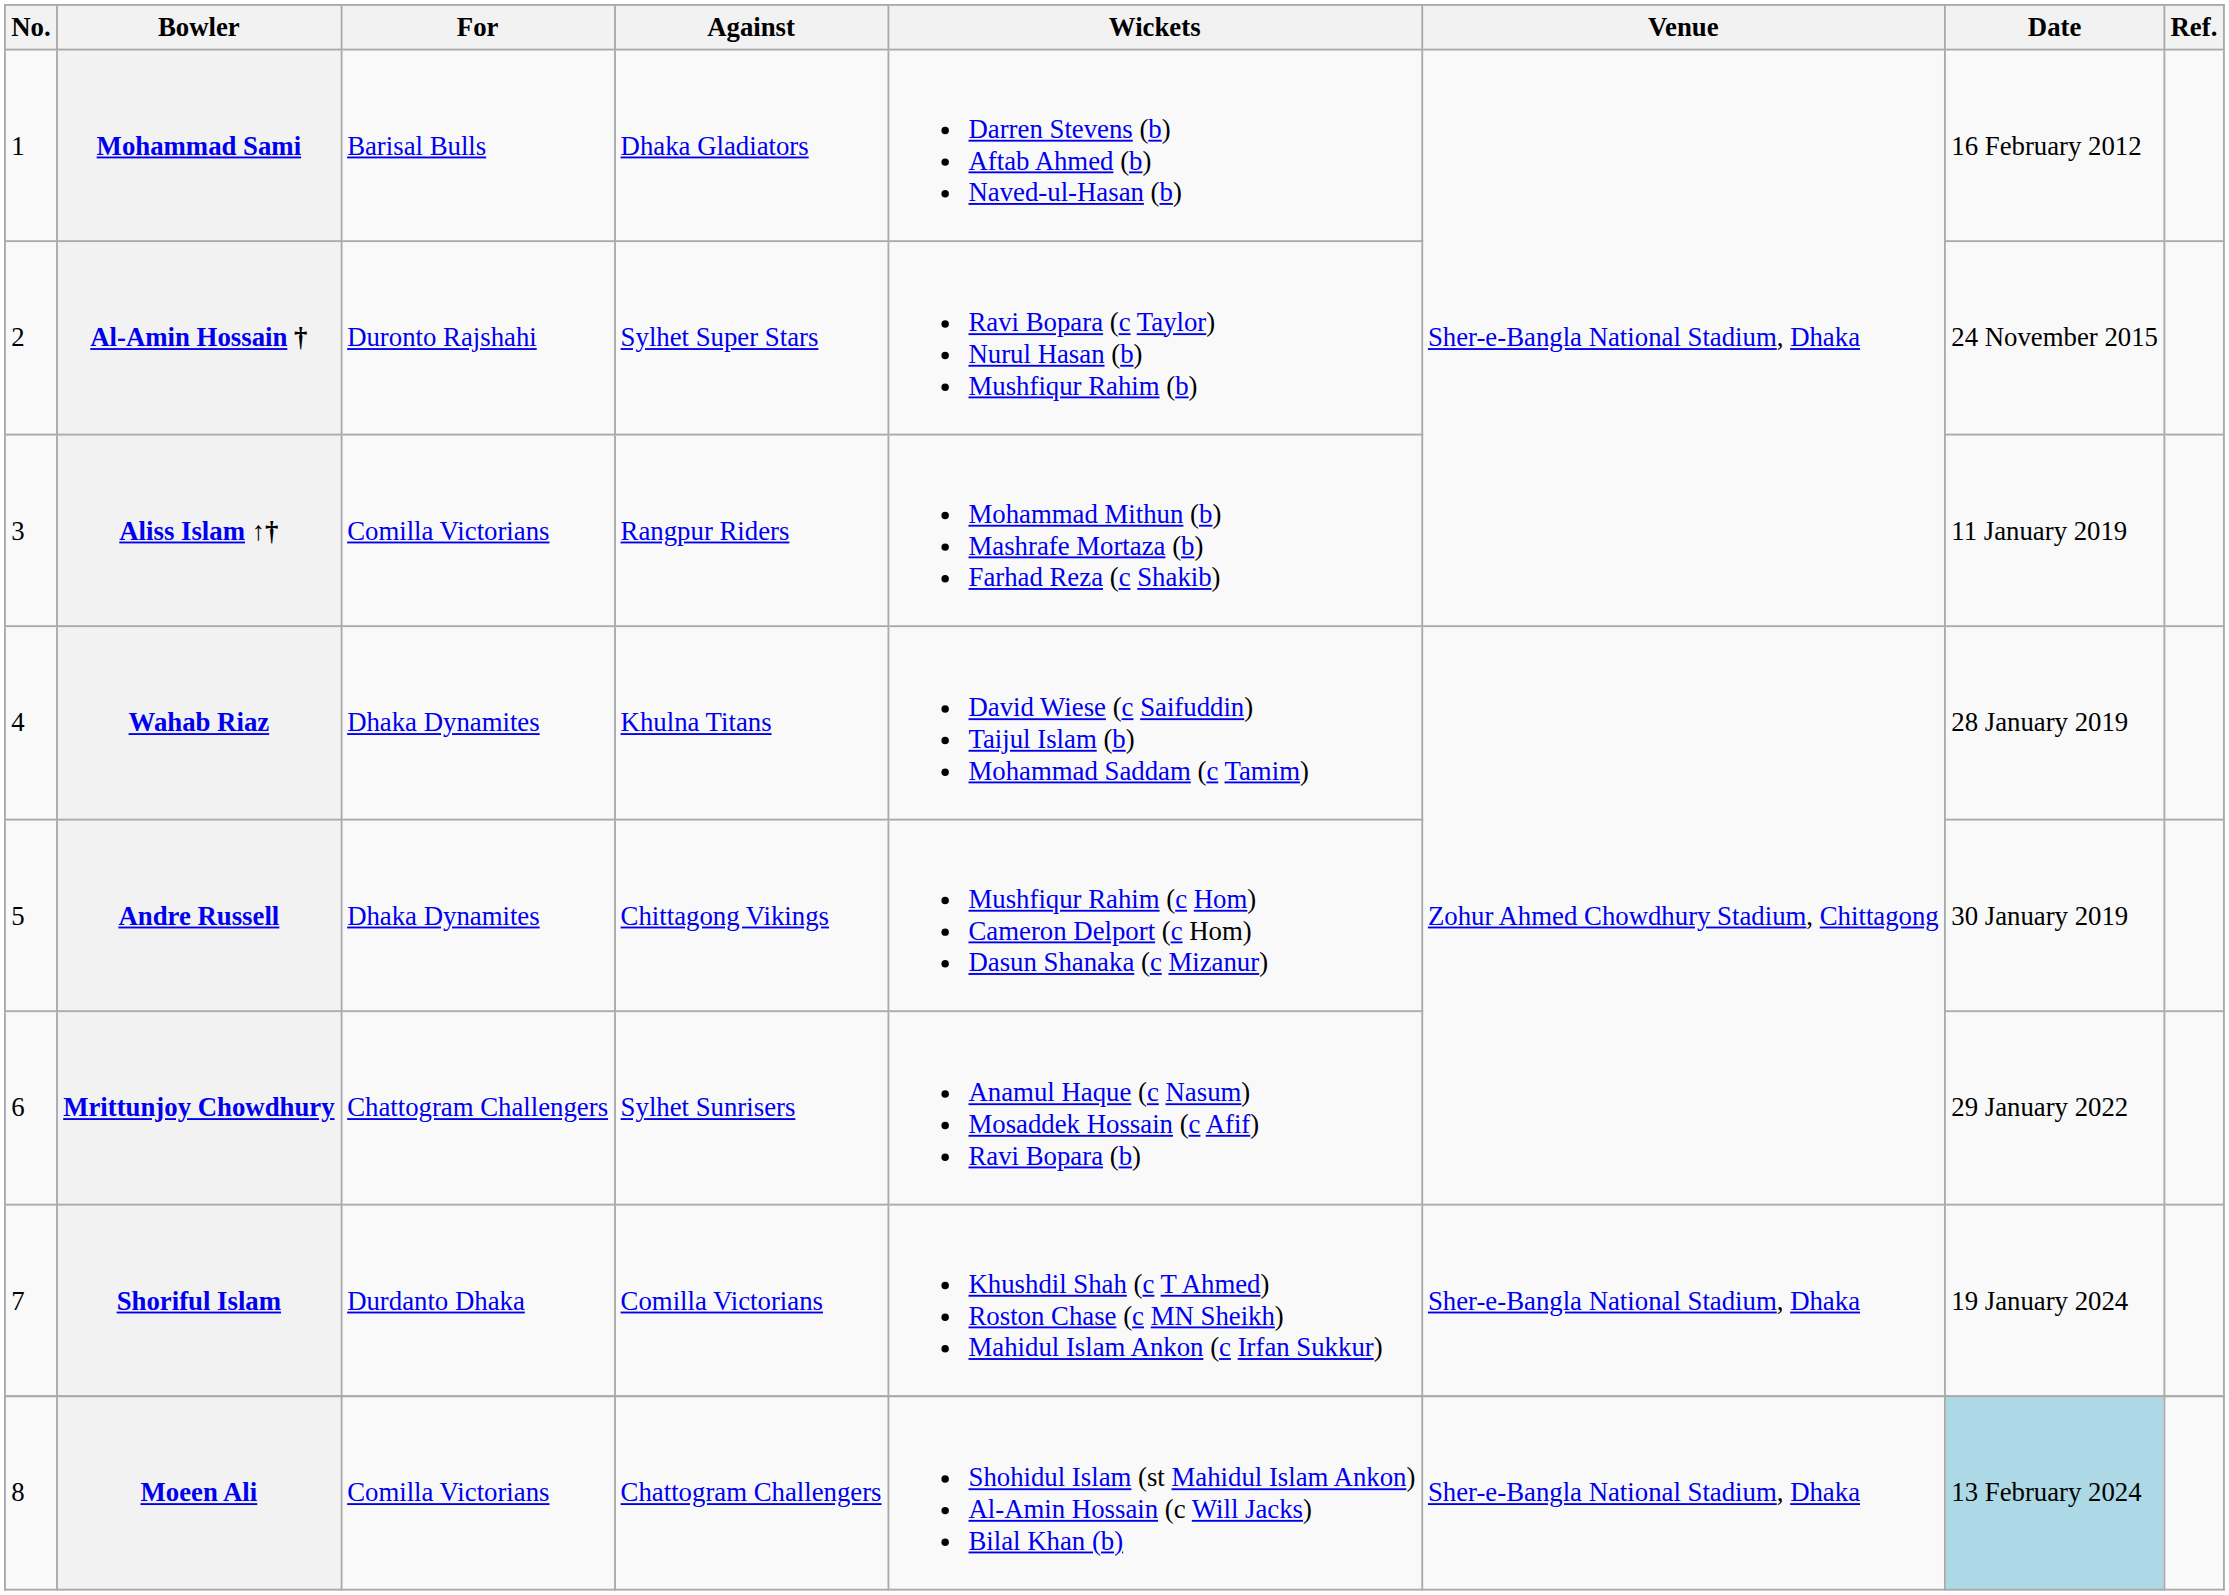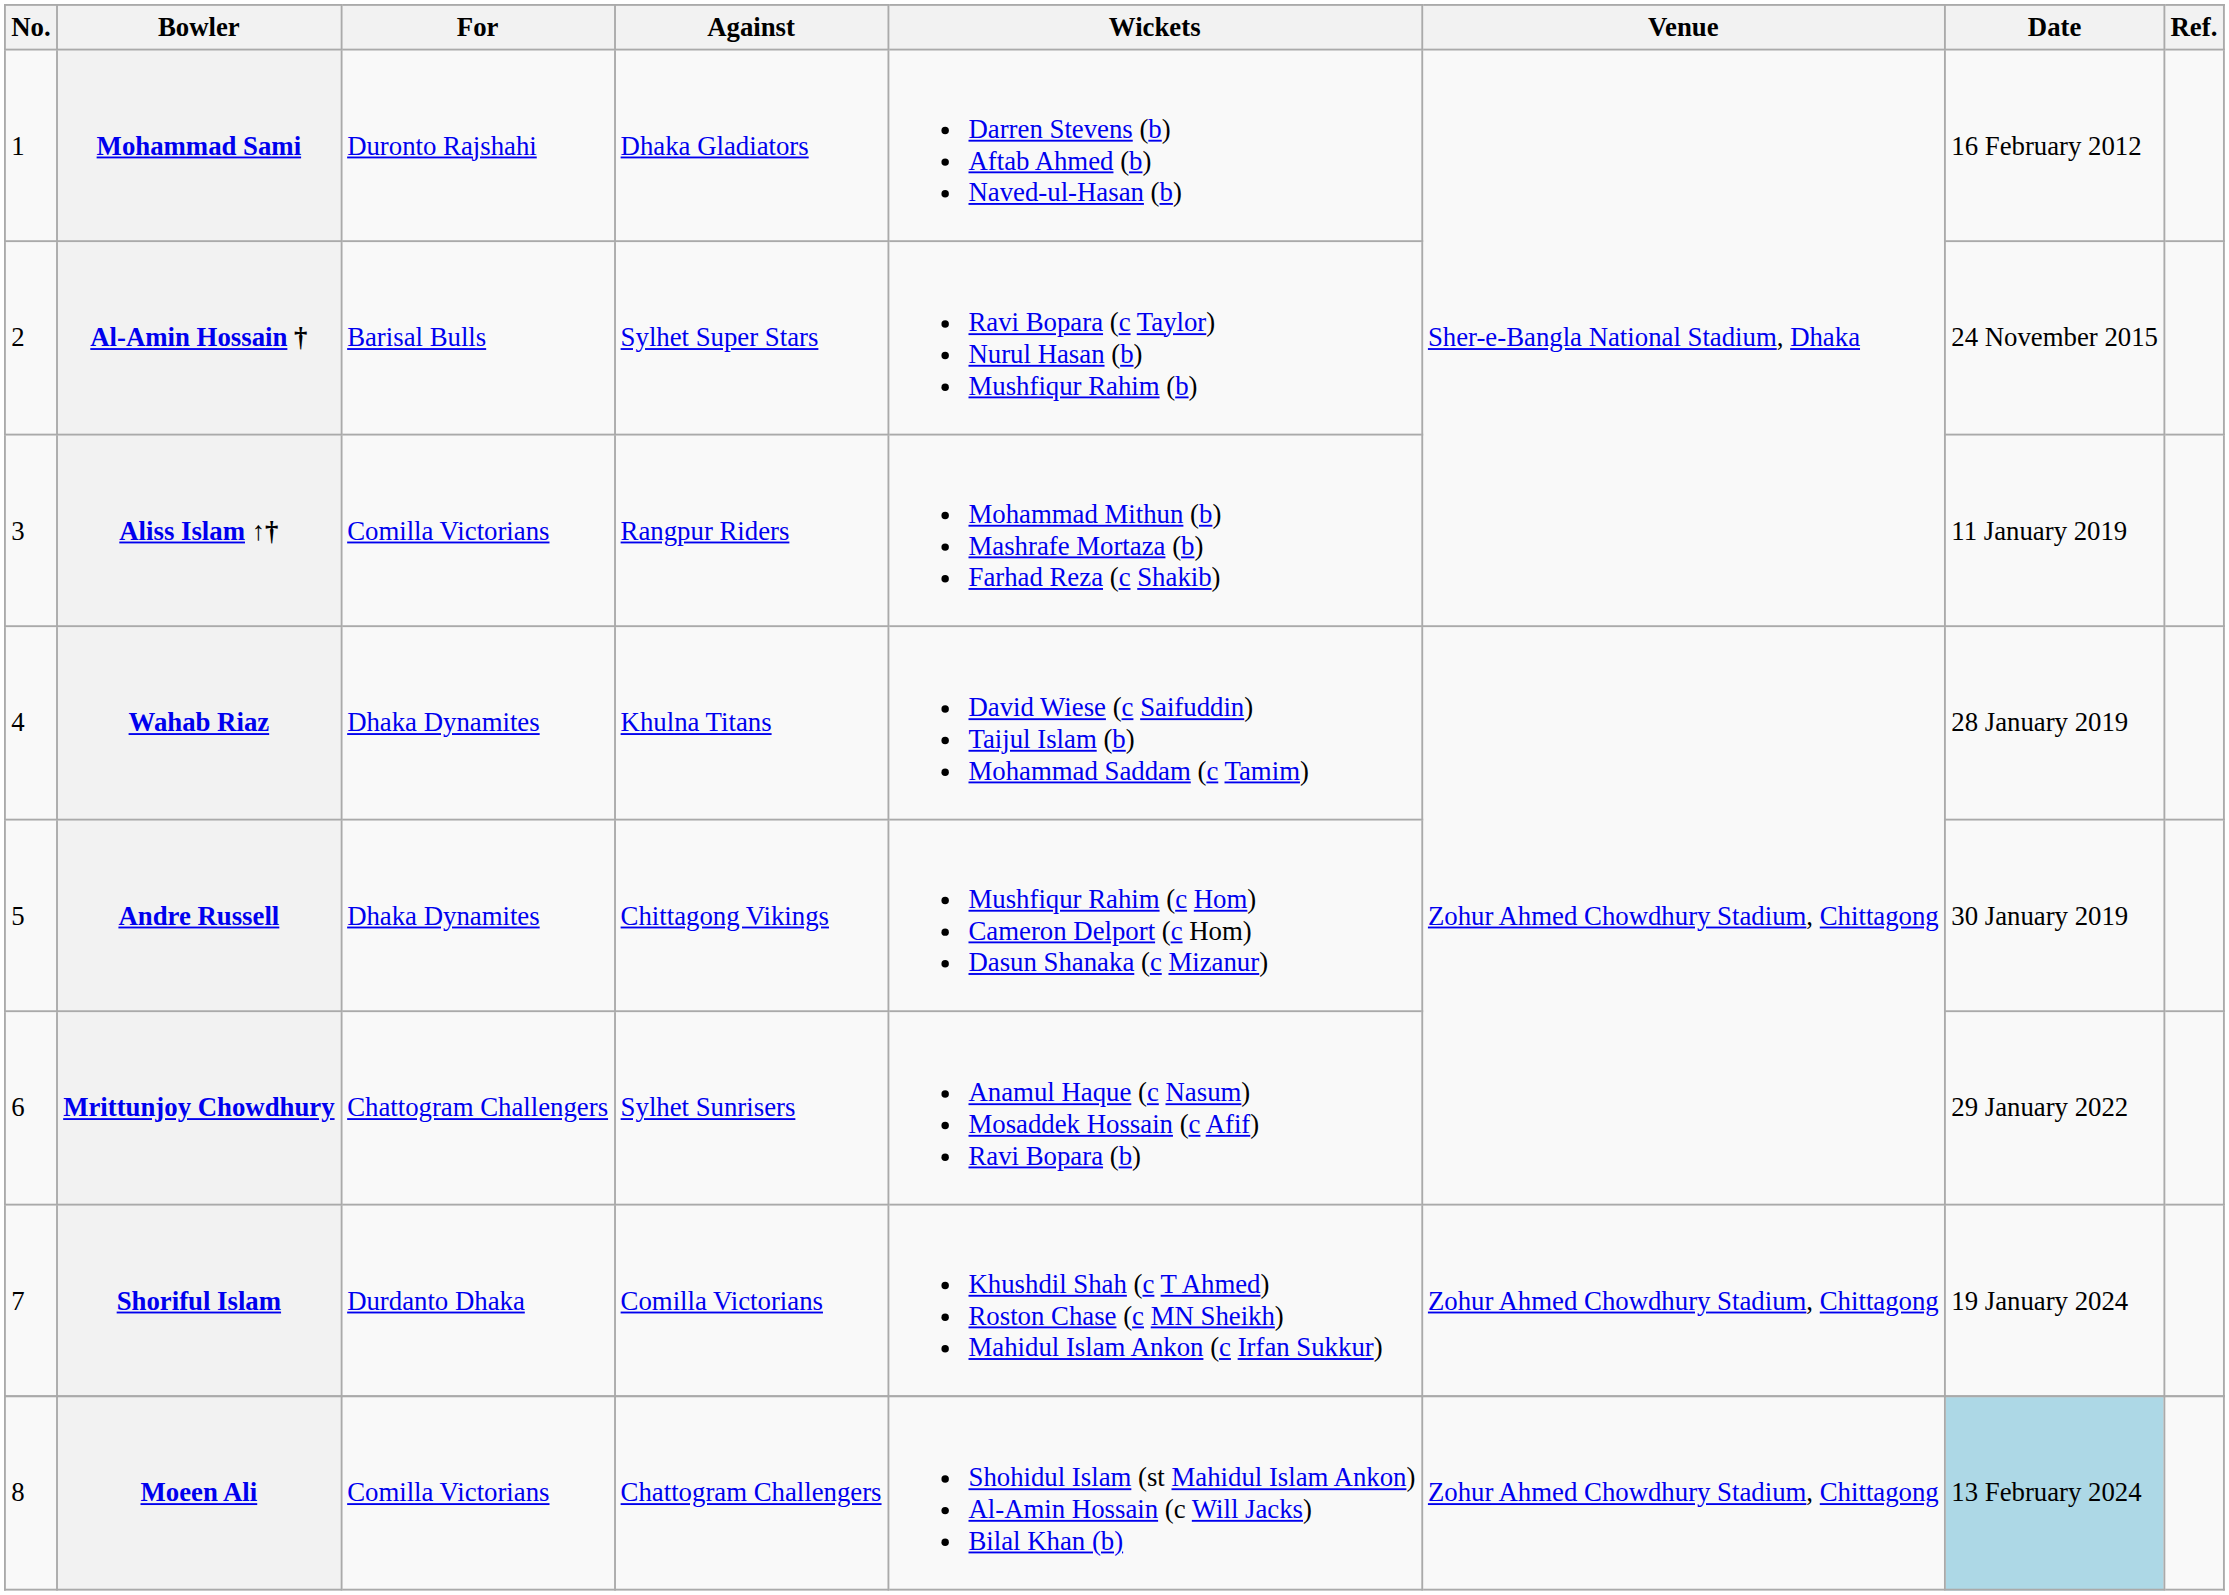(417, 145) Barisal Bulls -> (442, 145) Duronto Rajshahi
(442, 337) Duronto Rajshahi -> (417, 337) Barisal Bulls
(1644, 1300) Sher-e-Bangla National Stadium, Dhaka -> (1683, 1300) Zohur Ahmed Chowdhury Stadium, Chittagong
(1644, 1493) Sher-e-Bangla National Stadium, Dhaka -> (1683, 1493) Zohur Ahmed Chowdhury Stadium, Chittagong
